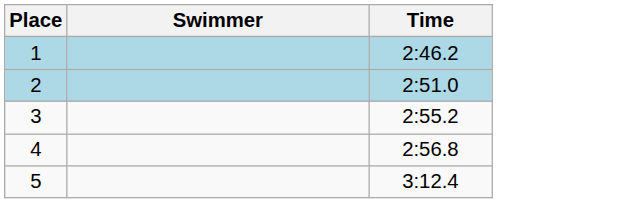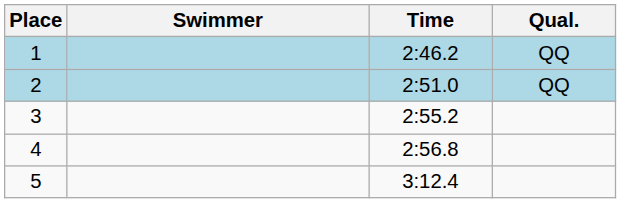+ column: (554, 20)
